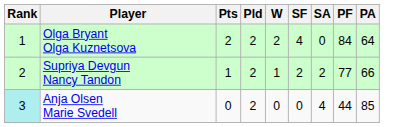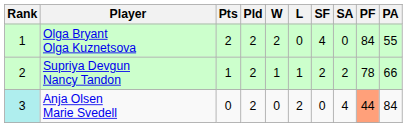+ column: (299, 14)
(368, 41) 64 -> (390, 41) 55
(345, 74) 77 -> (368, 74) 78
(345, 106) no background -> (368, 106) lightsalmon background
(368, 106) 85 -> (390, 106) 84
